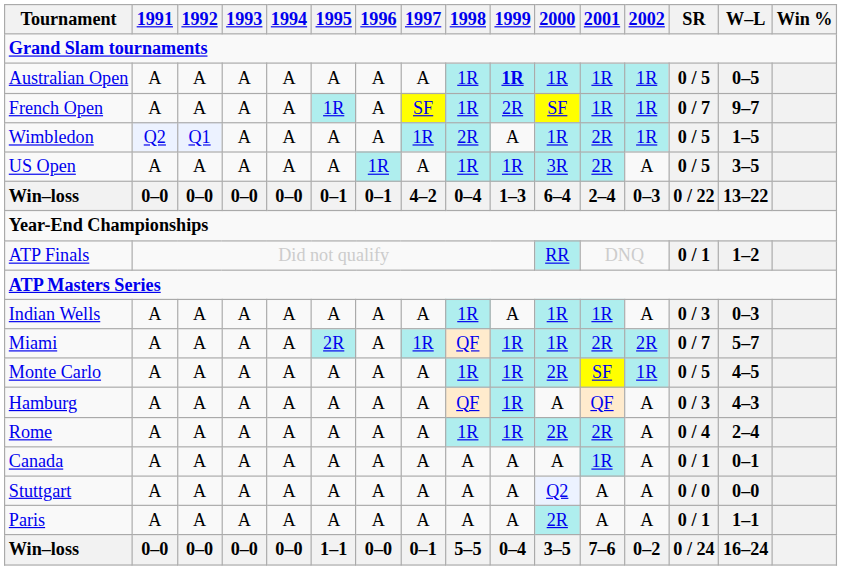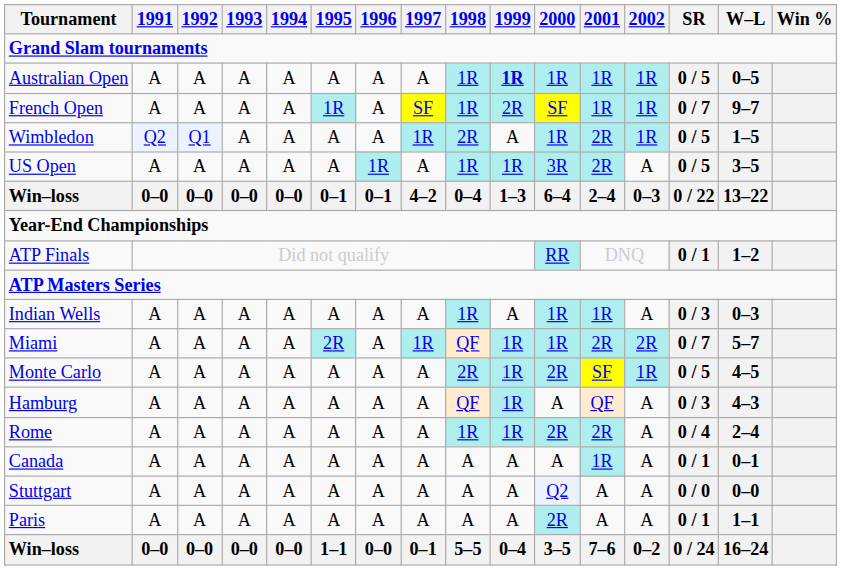(468, 372) 1R -> (468, 372) 2R
